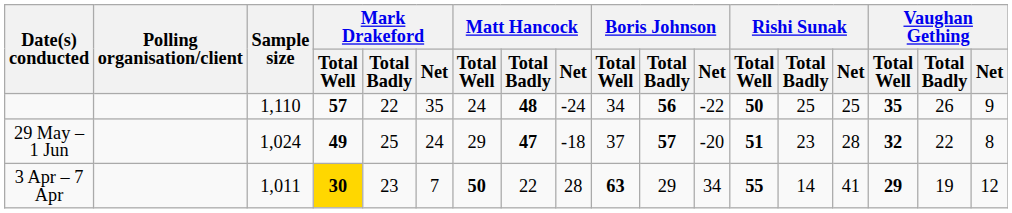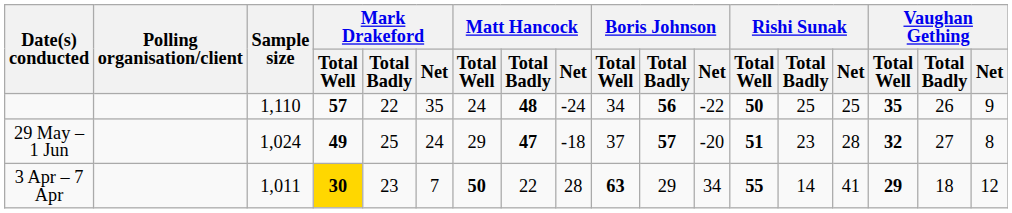(944, 142) 22 -> (944, 142) 27
(944, 186) 19 -> (944, 186) 18
